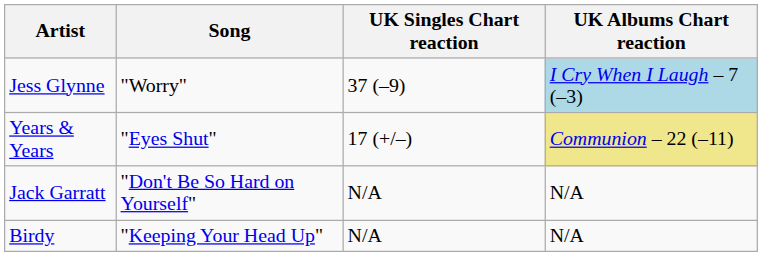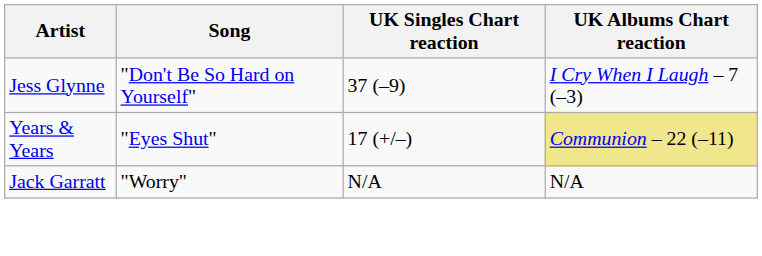(154, 85) "Worry" -> (207, 85) "Don't Be So Hard on Yourself"
(644, 85) lightblue background -> (644, 85) no background
(207, 192) "Don't Be So Hard on Yourself" -> (154, 181) "Worry"
- row: (32, 235)
